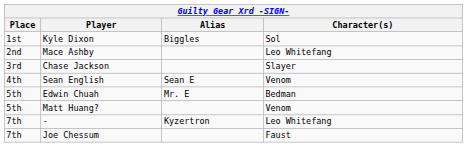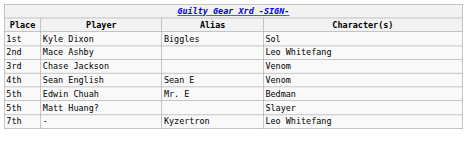(281, 66) Slayer -> (278, 66) Venom
(278, 108) Venom -> (281, 108) Slayer
- row: (71, 135)
